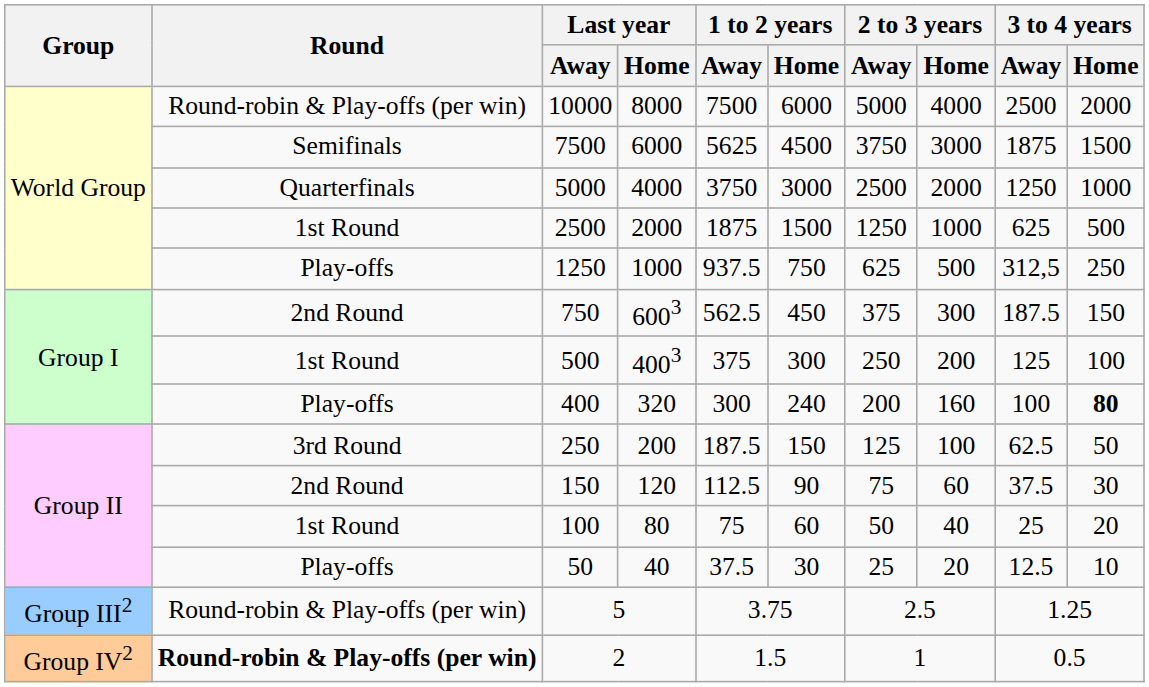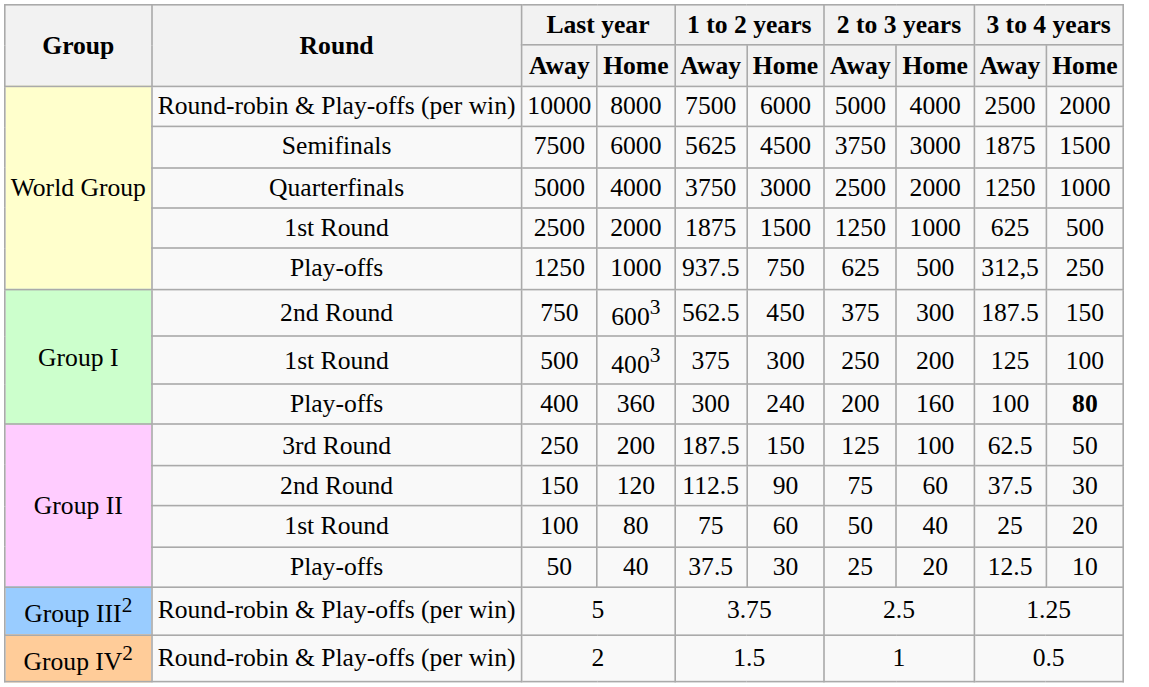(657, 404) 320 -> (636, 404) 360
(347, 658) bold -> (337, 658) normal
